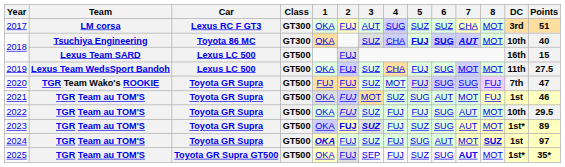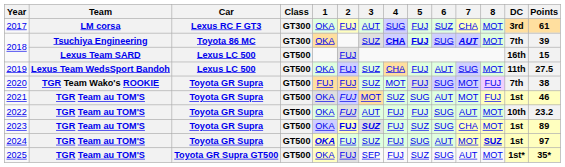(420, 25) SUZ -> (420, 25) FUJ
(544, 25) 51 -> (544, 25) 61
(396, 40) normal -> (396, 40) bold
(444, 40) bold -> (444, 40) normal
(517, 40) 10th -> (517, 40) 7th
(544, 40) 40 -> (544, 40) 39
(444, 69) SUG -> (444, 69) AUT
(468, 69) MOT -> (468, 69) SUG
(468, 83) SUG -> (468, 83) MOT
(544, 83) 47 -> (544, 83) 38
(371, 112) SUZ -> (371, 112) AUT
(544, 112) 29.5 -> (544, 112) 23.2
(468, 126) AUT -> (468, 126) CHA
(517, 126) 1st* -> (517, 126) 1st
(468, 155) bold -> (468, 155) normal
